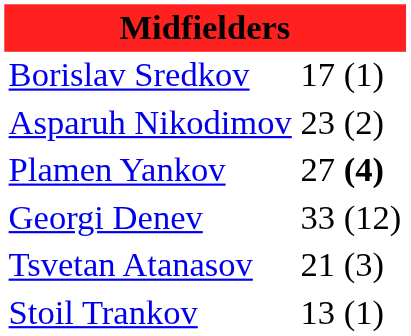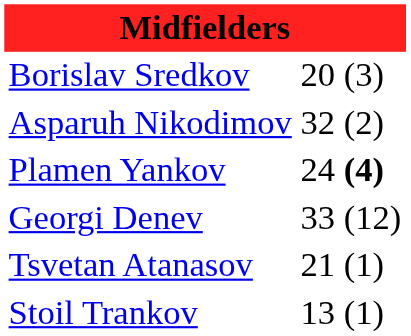(318, 74) 17 -> (318, 74) 20
(364, 74) (1) -> (364, 74) (3)
(318, 122) 23 -> (318, 122) 32
(318, 170) 27 -> (318, 170) 24
(364, 265) (3) -> (364, 265) (1)
